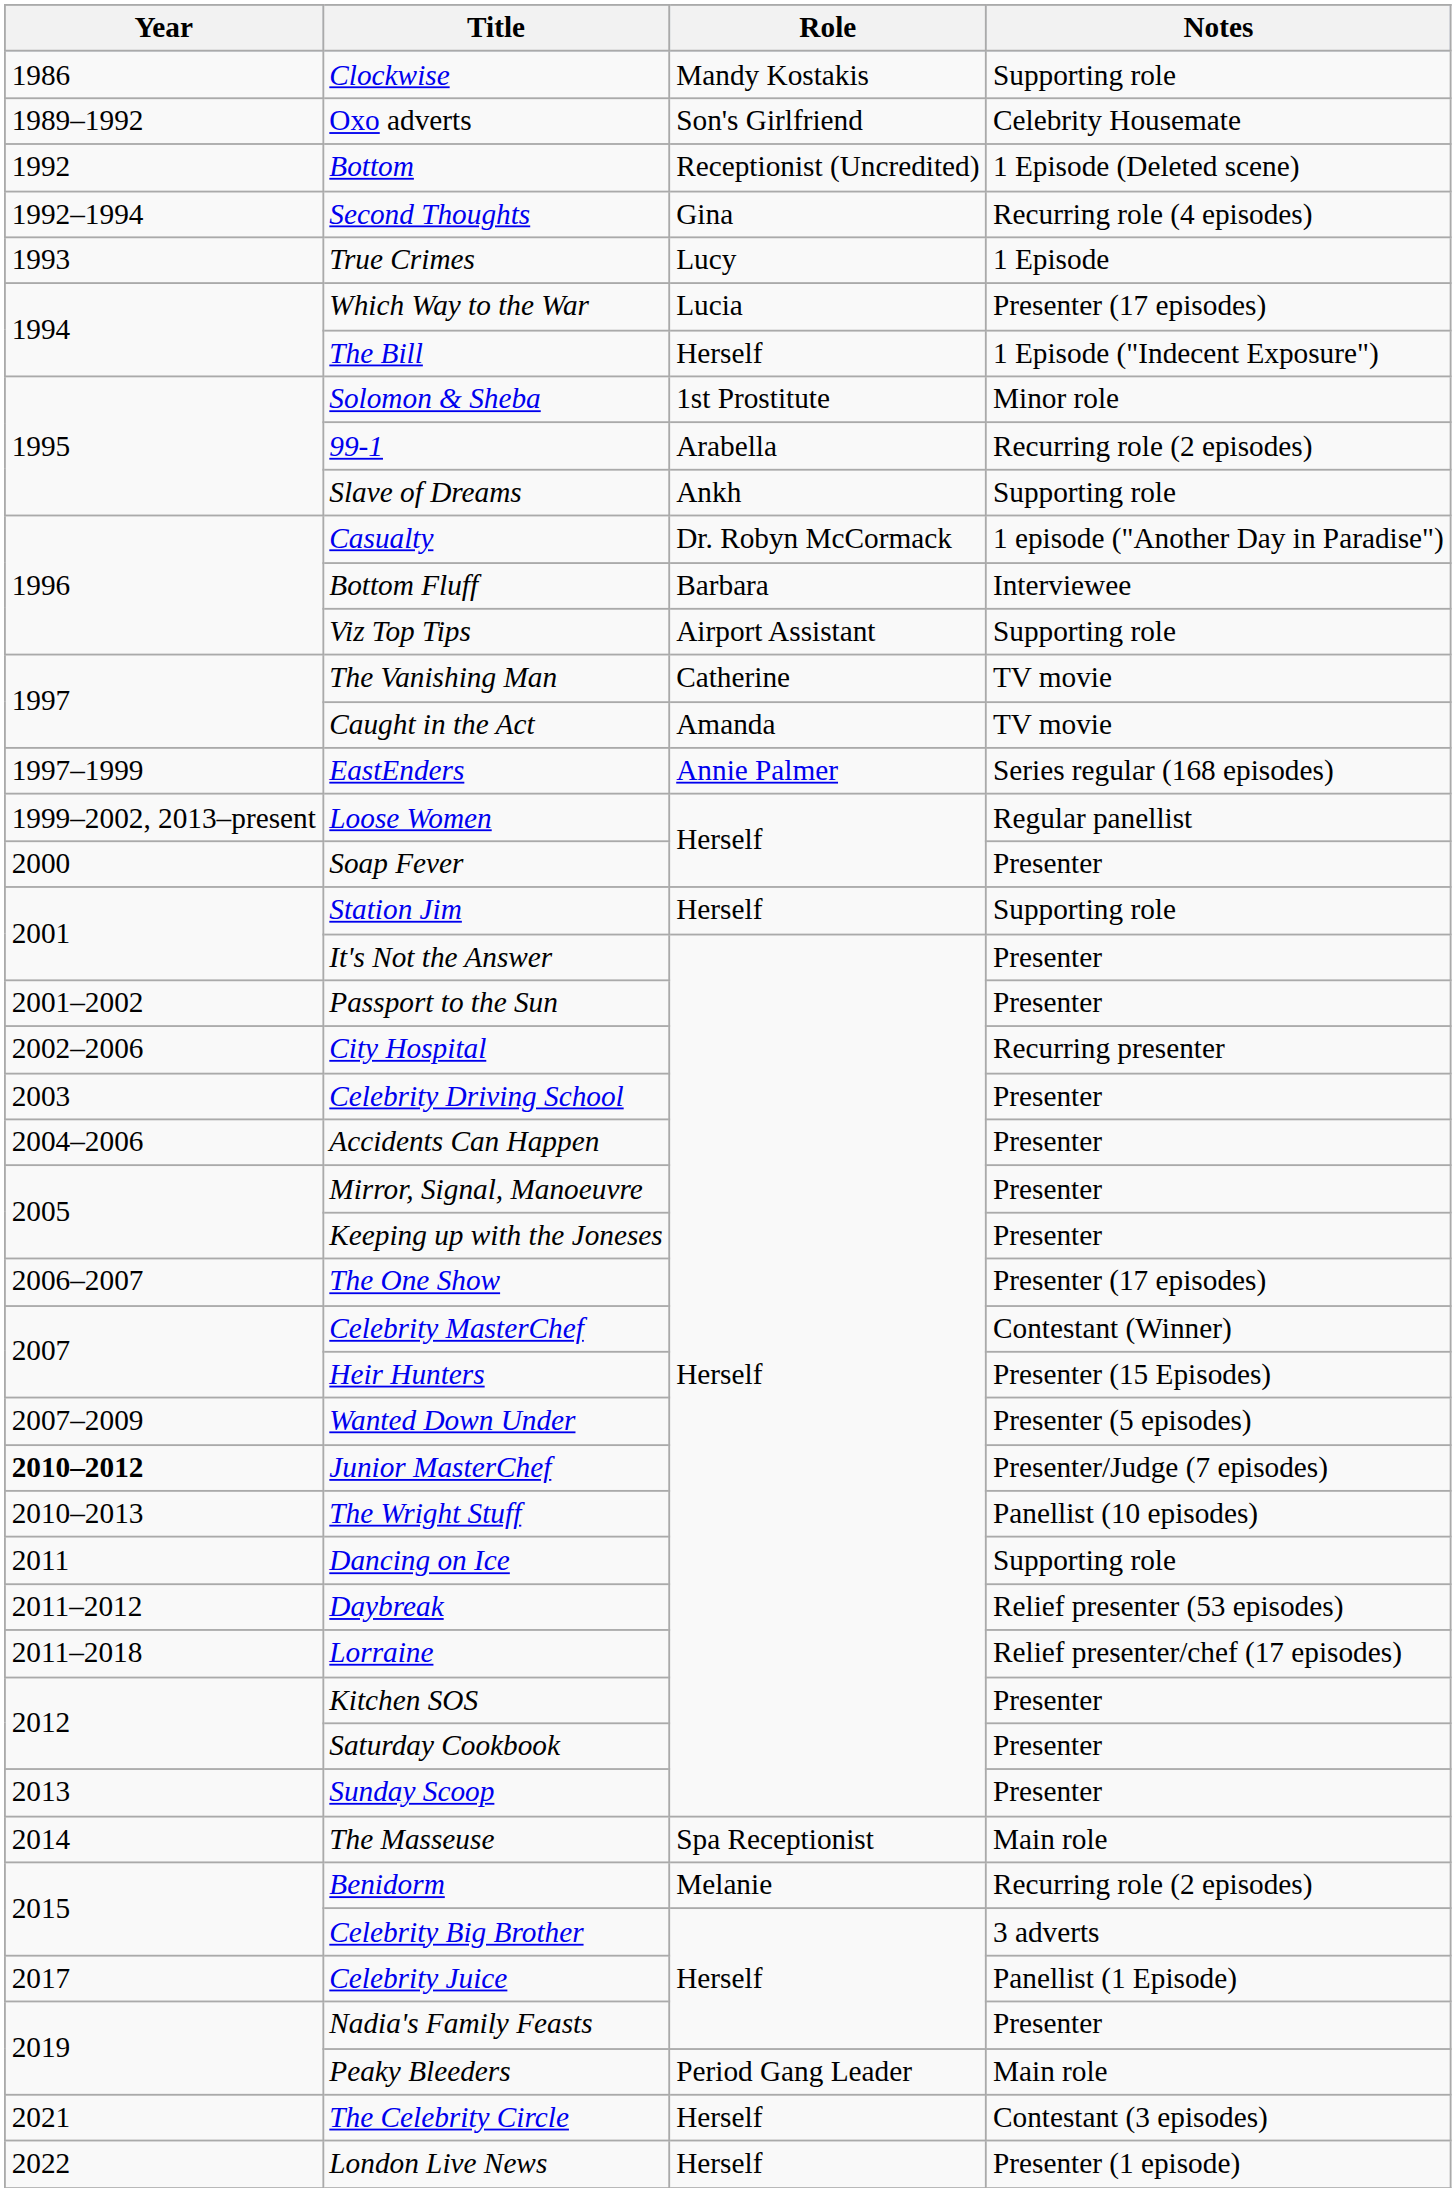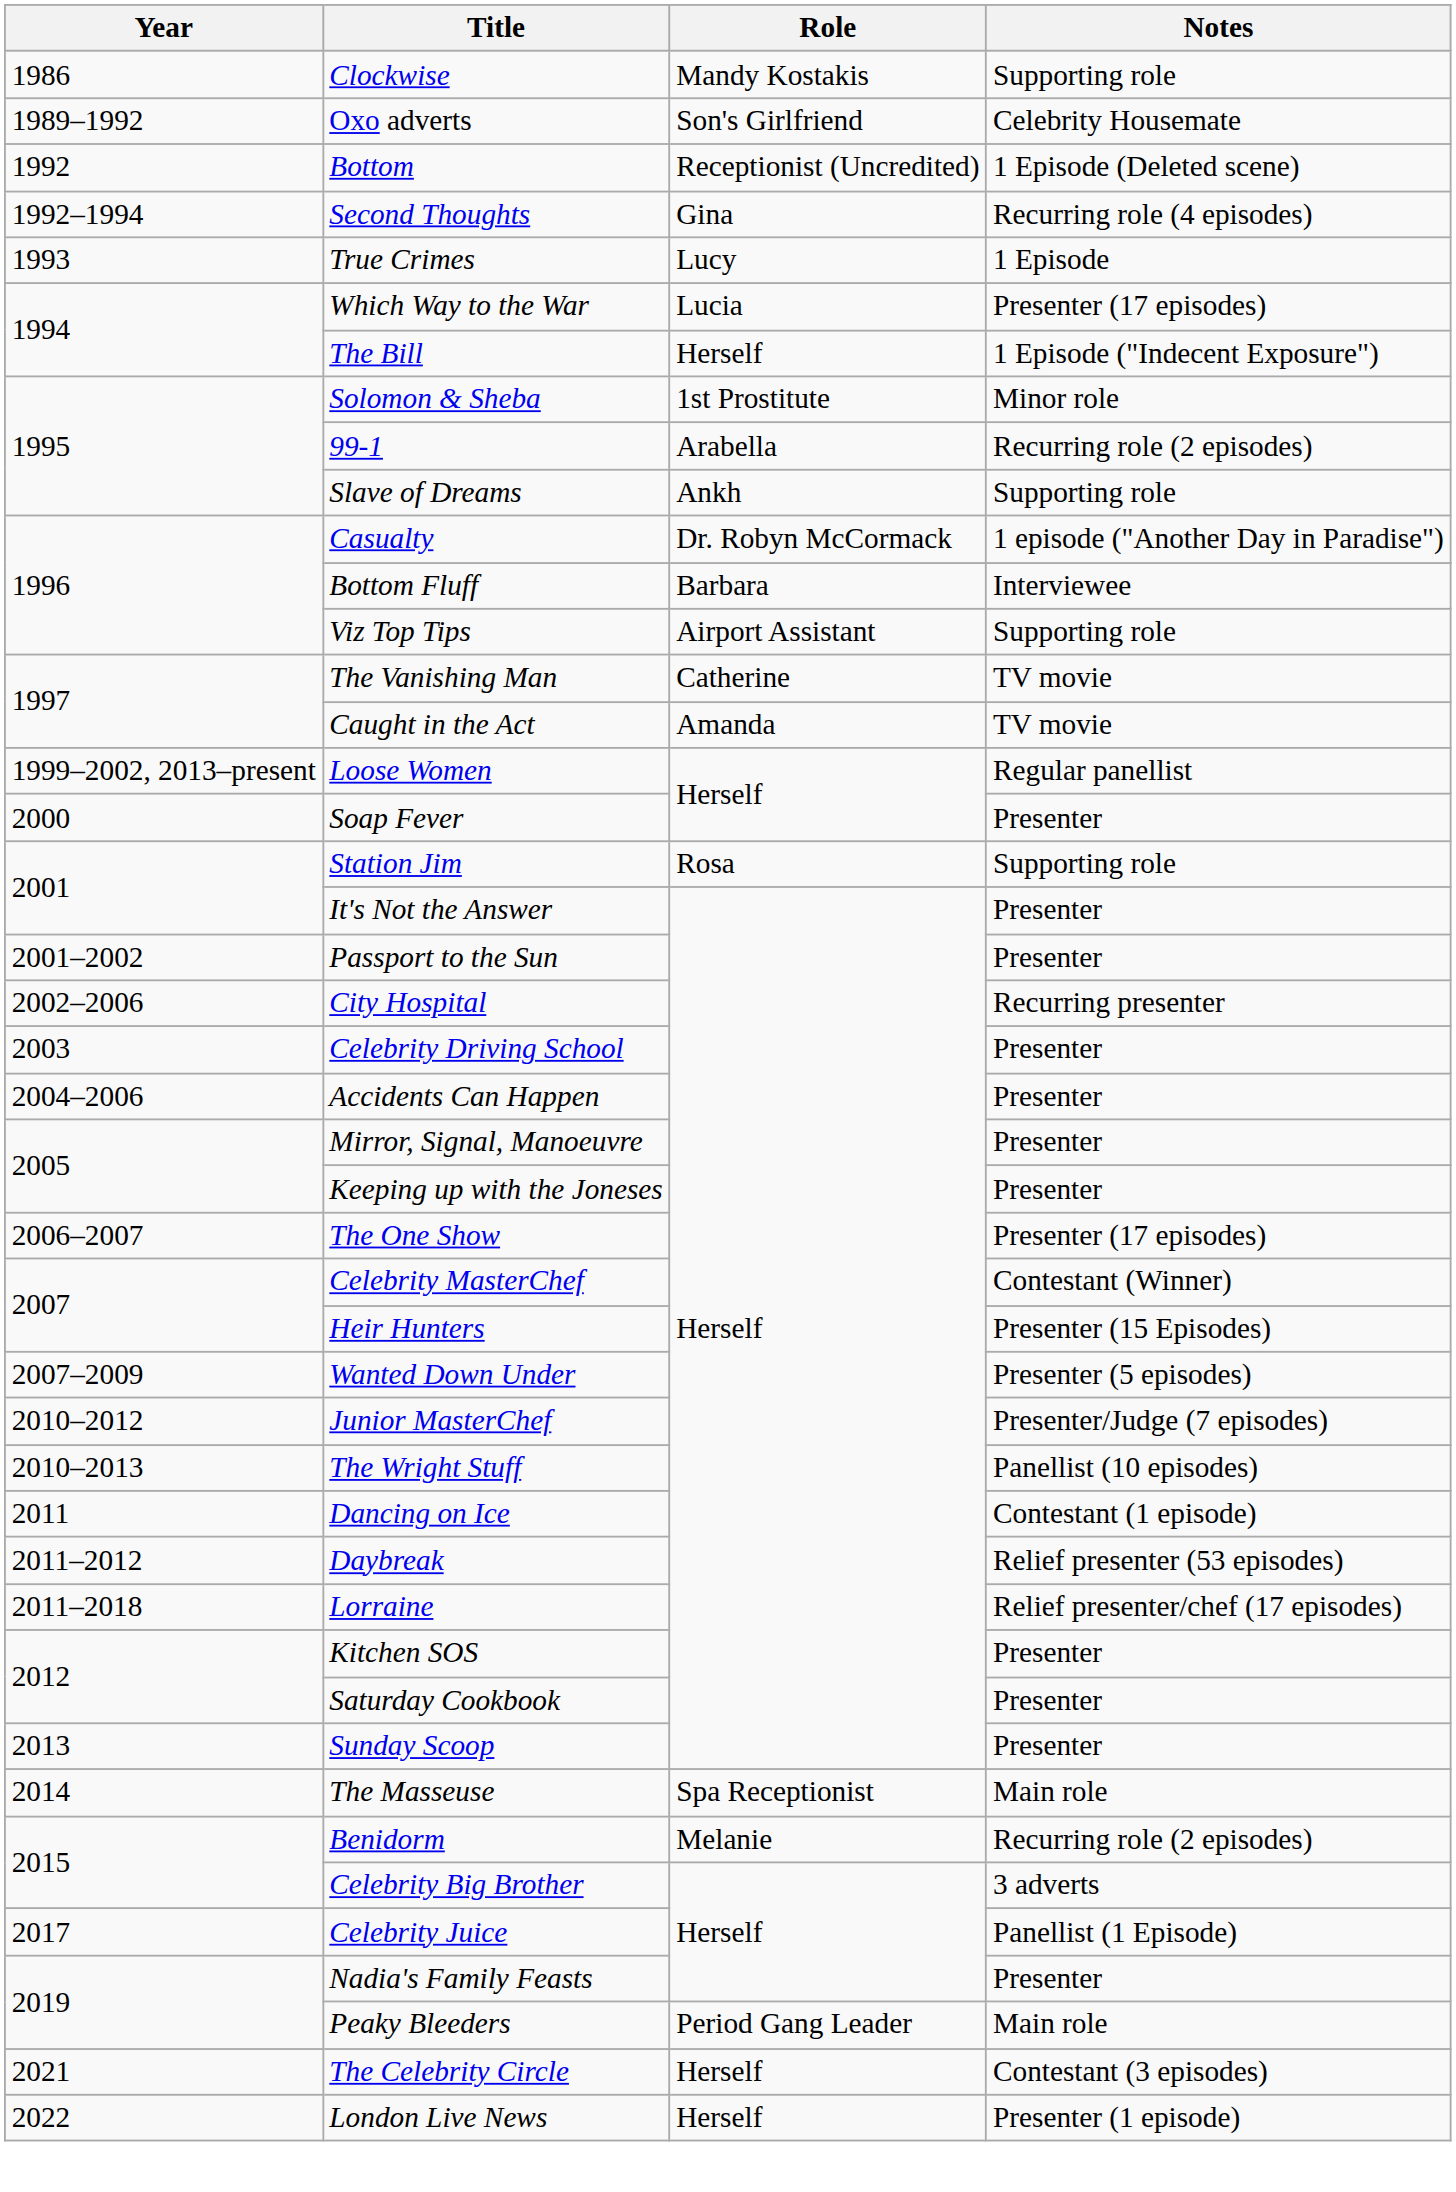- row: (397, 770)
(719, 910) Herself -> (705, 863) Rosa
(78, 1467) bold -> (78, 1420) normal
(1084, 1560) Supporting role -> (1125, 1513) Contestant (1 episode)
